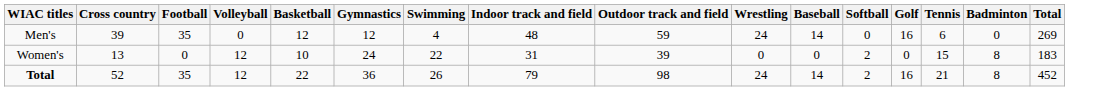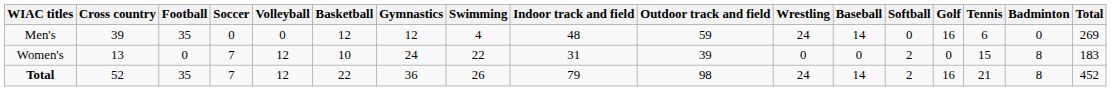+ column: (231, 14)
